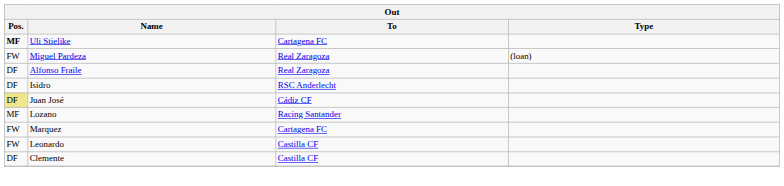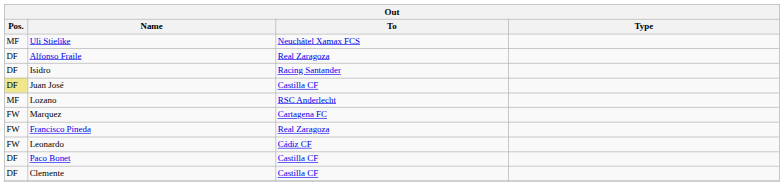(13, 41) bold -> (13, 41) normal
(302, 41) Cartagena FC -> (319, 41) Neuchâtel Xamax FCS
- row: (58, 56)
(307, 85) RSC Anderlecht -> (309, 71) Racing Santander
(295, 100) Cádiz CF -> (298, 85) Castilla CF
(309, 115) Racing Santander -> (307, 100) RSC Anderlecht
+ row: (60, 130)
(298, 144) Castilla CF -> (295, 144) Cádiz CF
+ row: (50, 159)
